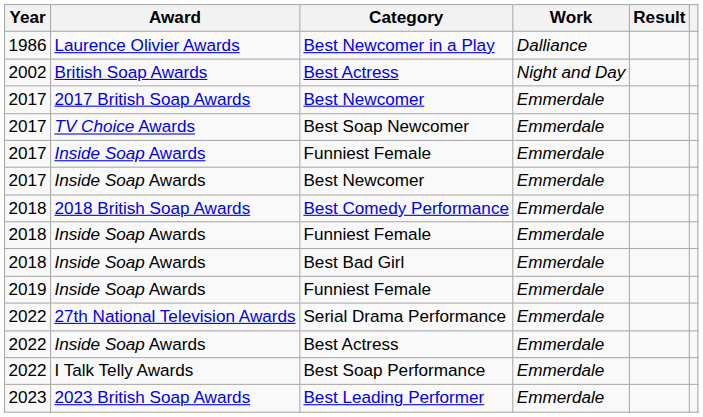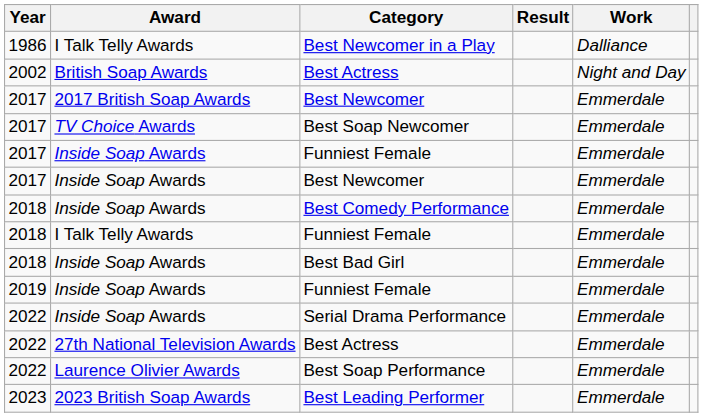columns swapped: (571, 18) <-> (659, 18)
(147, 45) Laurence Olivier Awards -> (124, 45) I Talk Telly Awards
(152, 208) 2018 British Soap Awards -> (130, 208) Inside Soap Awards
(130, 235) Inside Soap Awards -> (124, 235) I Talk Telly Awards
(175, 316) 27th National Television Awards -> (130, 316) Inside Soap Awards
(130, 343) Inside Soap Awards -> (175, 343) 27th National Television Awards
(124, 371) I Talk Telly Awards -> (147, 371) Laurence Olivier Awards
